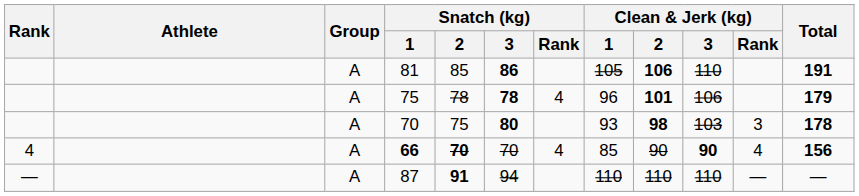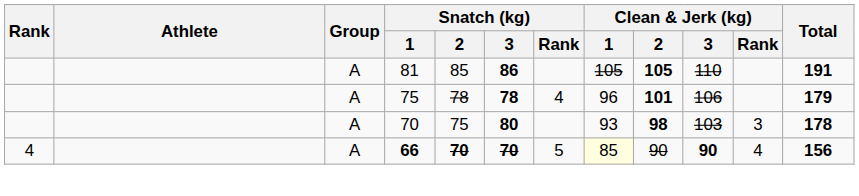(658, 71) 106 -> (658, 71) 105
(509, 151) normal -> (509, 151) bold
(559, 151) 4 -> (559, 151) 5
(609, 151) no background -> (609, 151) lightyellow background
- row: (410, 177)
